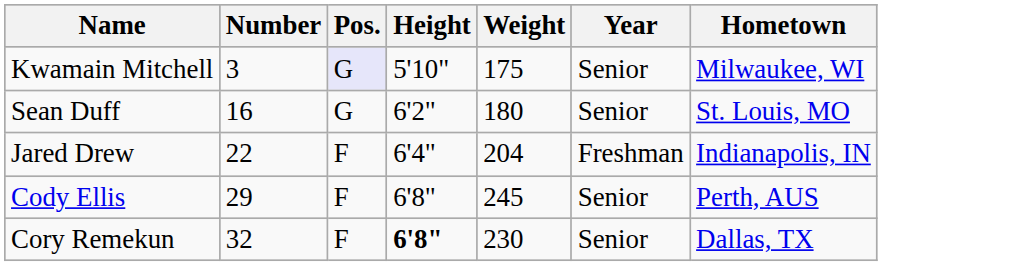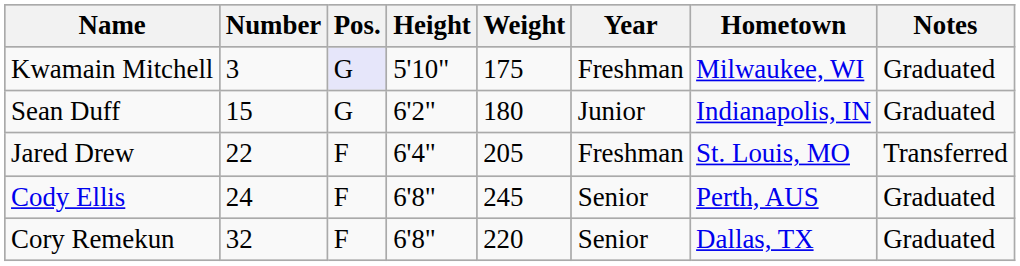+ column: (945, 25)
(613, 68) Senior -> (631, 68) Freshman
(239, 111) 16 -> (239, 111) 15
(613, 111) Senior -> (611, 111) Junior
(773, 111) St. Louis, MO -> (783, 111) Indianapolis, IN
(503, 153) 204 -> (503, 153) 205
(783, 153) Indianapolis, IN -> (773, 153) St. Louis, MO
(239, 196) 29 -> (239, 196) 24
(418, 238) bold -> (414, 238) normal
(503, 238) 230 -> (503, 238) 220
